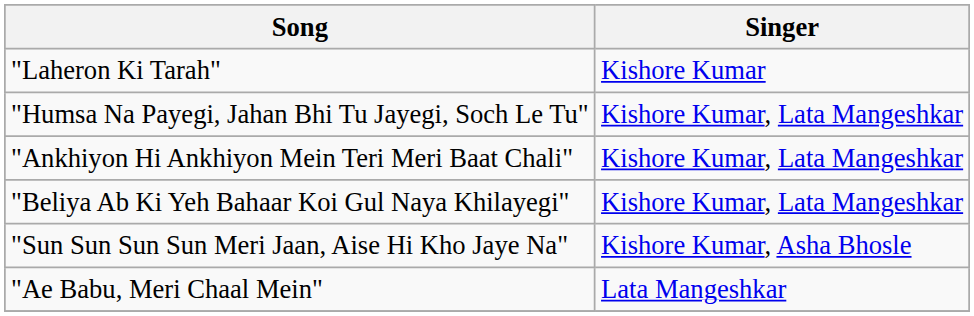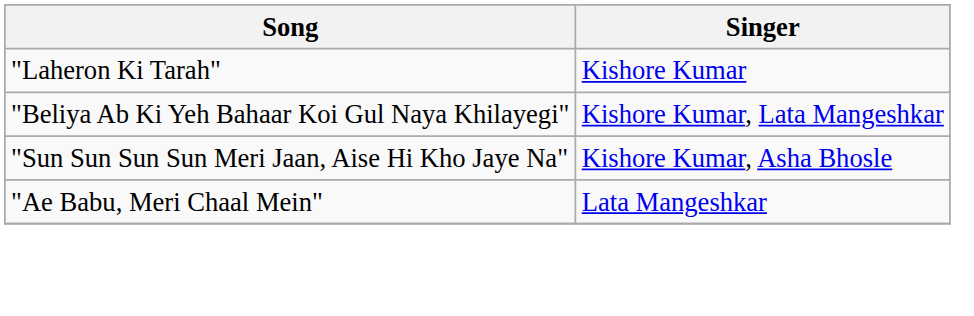- row: (300, 114)
- row: (292, 158)
